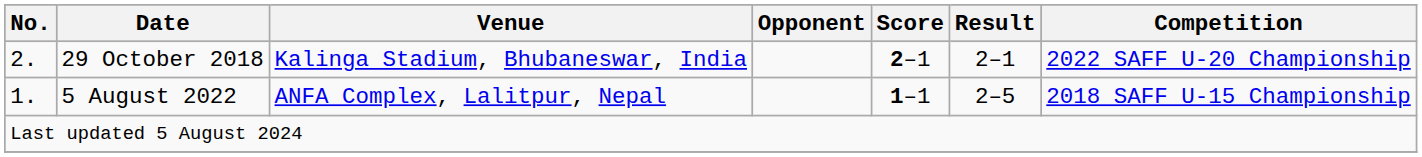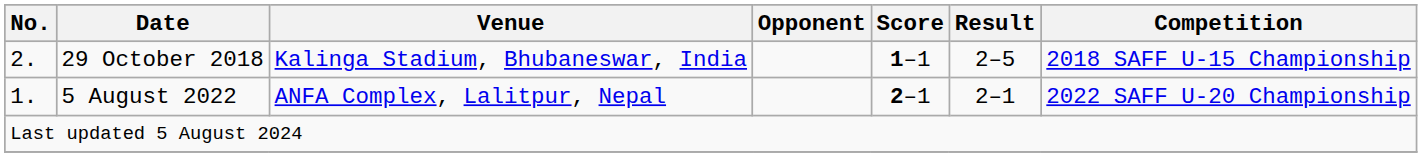(910, 60) 2–1 -> (910, 60) 1–1
(995, 60) 2–1 -> (995, 60) 2–5
(1229, 60) 2022 SAFF U-20 Championship -> (1229, 60) 2018 SAFF U-15 Championship
(910, 97) 1–1 -> (910, 97) 2–1
(995, 97) 2–5 -> (995, 97) 2–1
(1229, 97) 2018 SAFF U-15 Championship -> (1229, 97) 2022 SAFF U-20 Championship
